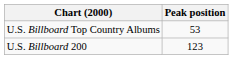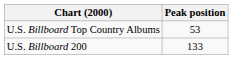(195, 46) 123 -> (195, 46) 133
